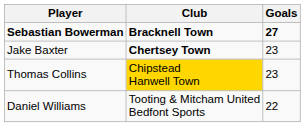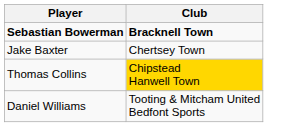- column: (281, 13)
(170, 50) bold -> (167, 50) normal
